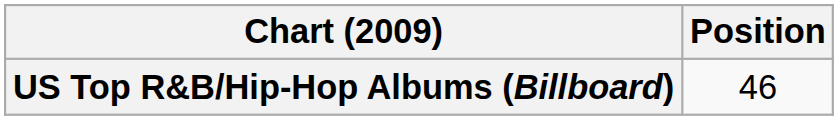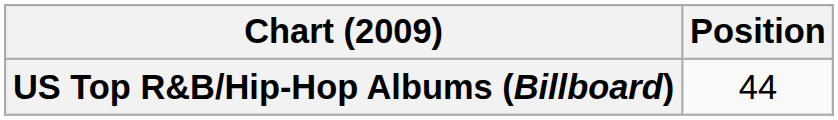(758, 86) 46 -> (758, 86) 44
